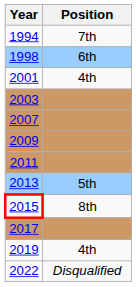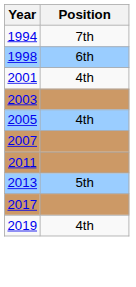+ row: (22, 120)
- row: (24, 141)
- row: (24, 206)
- row: (24, 271)
